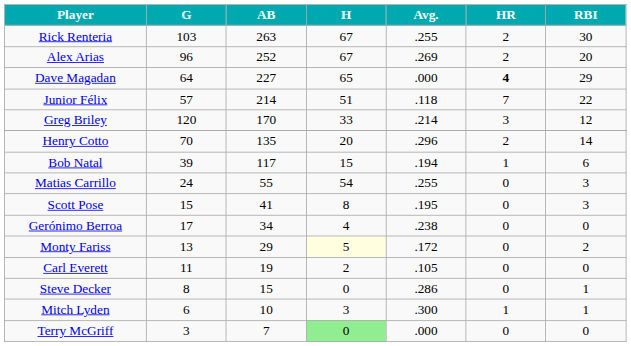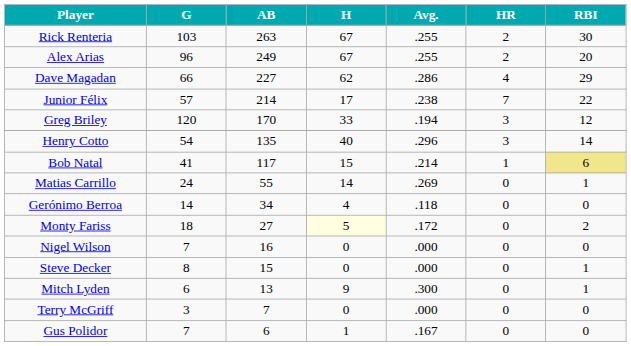(266, 57) 252 -> (266, 57) 249
(426, 57) .269 -> (426, 57) .255
(186, 78) 64 -> (186, 78) 66
(346, 78) 65 -> (346, 78) 62
(426, 78) .000 -> (426, 78) .286
(506, 78) bold -> (506, 78) normal
(346, 99) 51 -> (346, 99) 17
(426, 99) .118 -> (426, 99) .238
(426, 120) .214 -> (426, 120) .194
(186, 141) 70 -> (186, 141) 54
(346, 141) 20 -> (346, 141) 40
(506, 141) 2 -> (506, 141) 3
(186, 162) 39 -> (186, 162) 41
(426, 162) .194 -> (426, 162) .214
(586, 162) no background -> (586, 162) khaki background
(346, 183) 54 -> (346, 183) 14
(426, 183) .255 -> (426, 183) .269
(586, 183) 3 -> (586, 183) 1
- row: (75, 204)
(186, 225) 17 -> (186, 204) 14
(426, 225) .238 -> (426, 204) .118
(186, 246) 13 -> (186, 225) 18
(266, 246) 29 -> (266, 225) 27
- row: (75, 267)
+ row: (75, 246)
(426, 288) .286 -> (426, 267) .000
(266, 309) 10 -> (266, 288) 13
(346, 309) 3 -> (346, 288) 9
(506, 309) 1 -> (506, 288) 0
(346, 330) lightgreen background -> (346, 309) no background
+ row: (75, 330)
